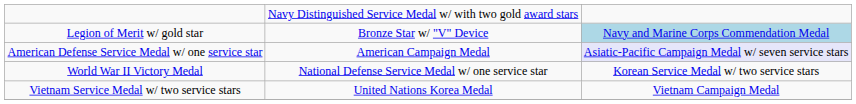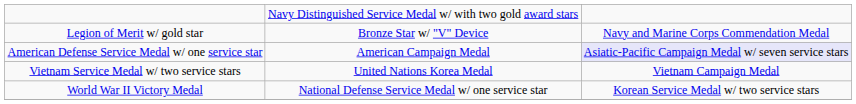(716, 33) lightblue background -> (716, 33) no background
rows swapped: (135, 71) <-> (135, 90)
